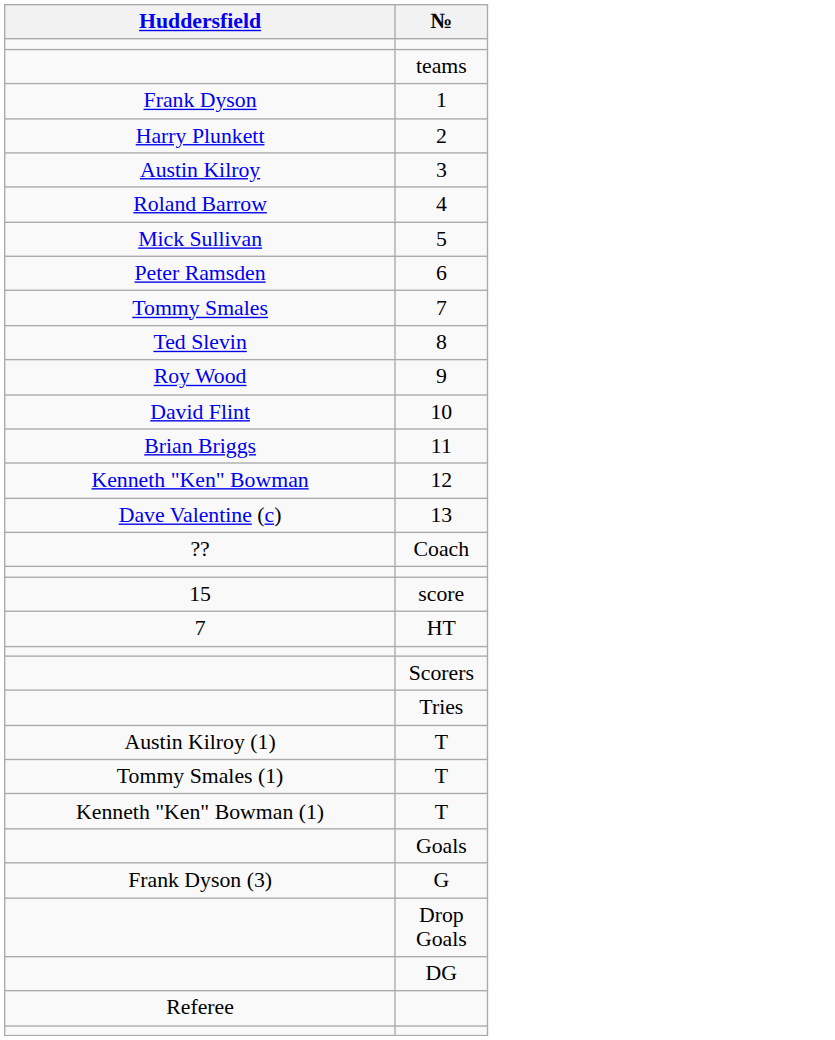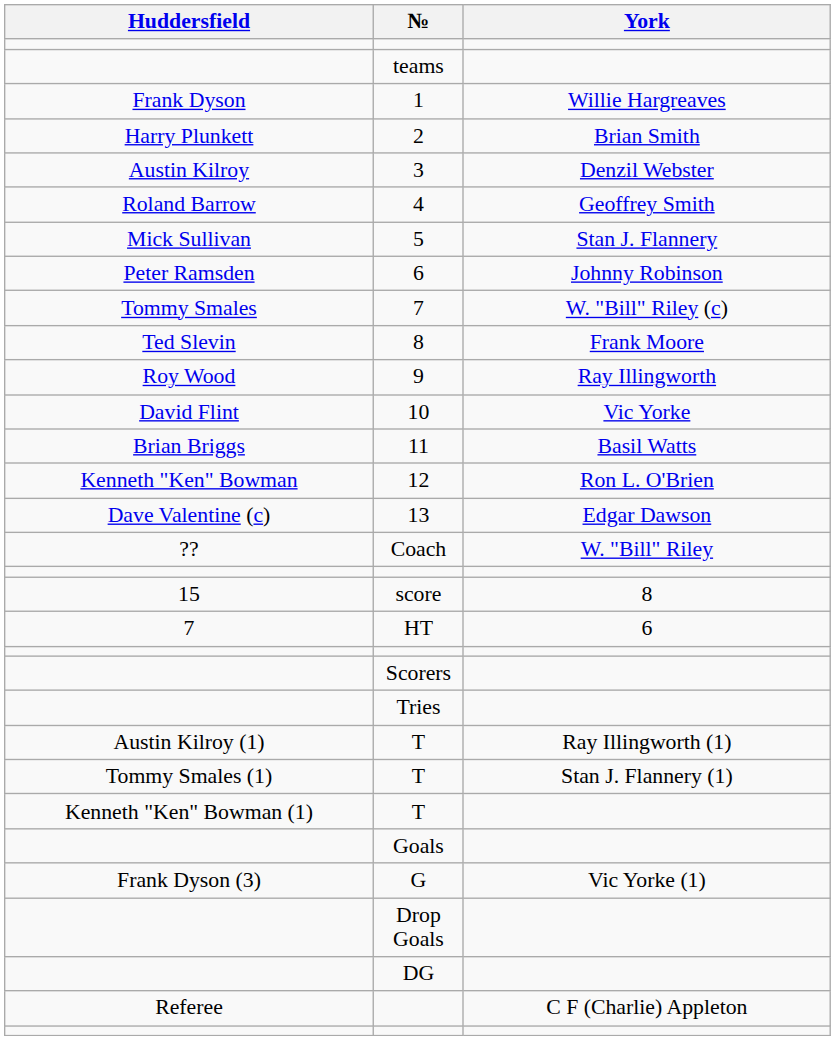+ column: (647, 21)
